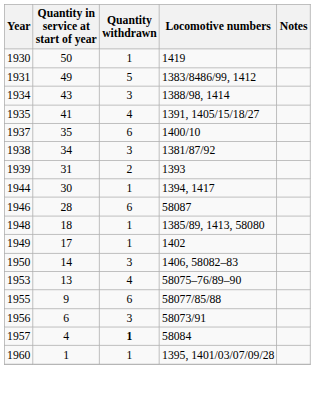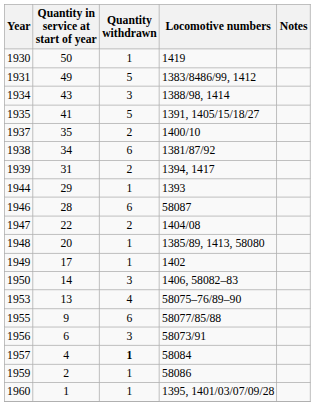(129, 114) 4 -> (129, 114) 5
(129, 132) 6 -> (129, 132) 2
(129, 151) 3 -> (129, 151) 6
(174, 169) 1393 -> (188, 169) 1394, 1417
(66, 188) 30 -> (66, 188) 29
(188, 188) 1394, 1417 -> (174, 188) 1393
+ row: (19, 225)
(66, 225) 18 -> (66, 243) 20
+ row: (19, 373)
